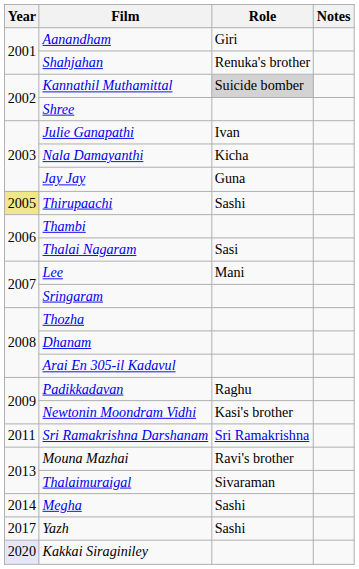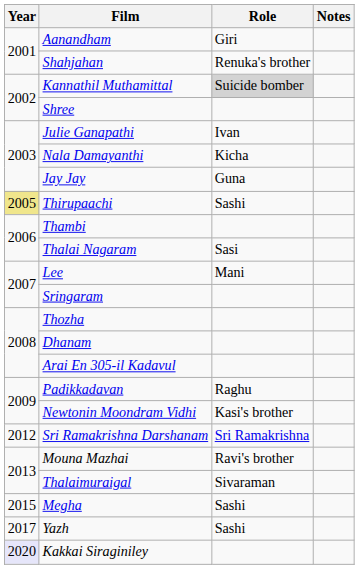(22, 435) 2011 -> (22, 435) 2012
(22, 505) 2014 -> (22, 505) 2015
